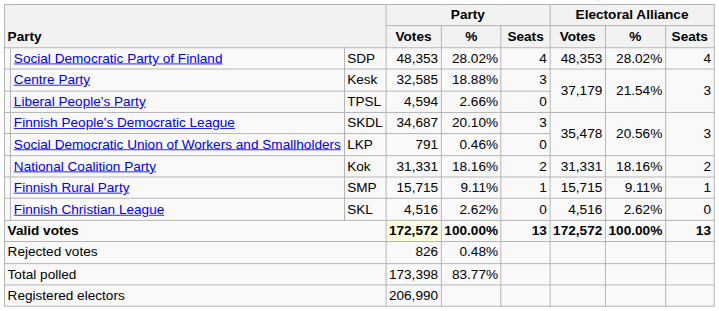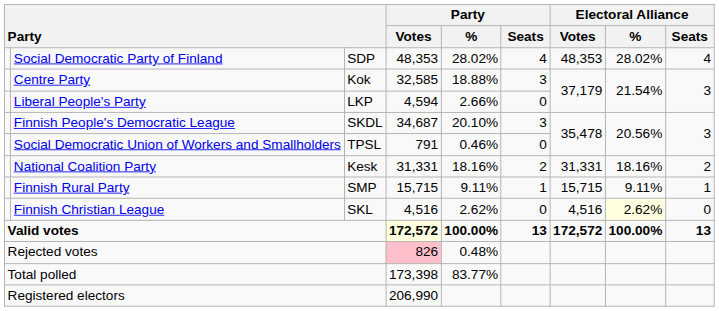(362, 79) Kesk -> (359, 79) Kok
(364, 101) TPSL -> (360, 101) LKP
(360, 144) LKP -> (364, 144) TPSL
(359, 166) Kok -> (362, 166) Kesk
(643, 209) no background -> (643, 209) lightyellow background
(427, 252) no background -> (427, 252) pink background
